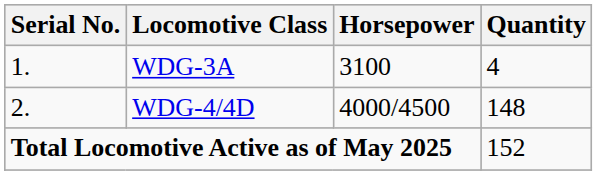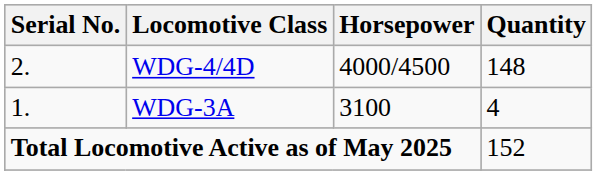rows swapped: (183, 66) <-> (193, 107)
